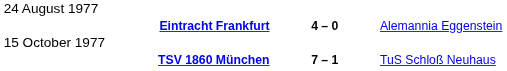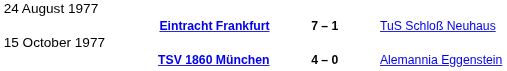(325, 26) 4 – 0 -> (325, 26) 7 – 1
(441, 26) Alemannia Eggenstein -> (438, 26) TuS Schloß Neuhaus
(325, 60) 7 – 1 -> (325, 60) 4 – 0
(438, 60) TuS Schloß Neuhaus -> (441, 60) Alemannia Eggenstein
